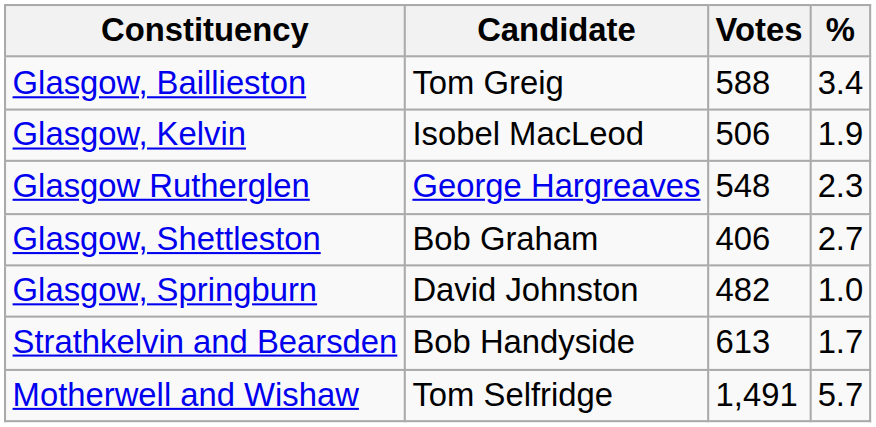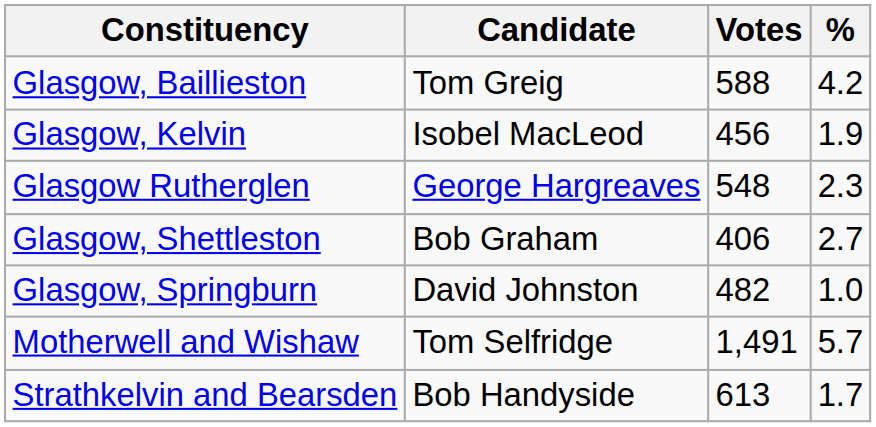(840, 82) 3.4 -> (840, 82) 4.2
(743, 134) 506 -> (743, 134) 456
rows swapped: (186, 394) <-> (205, 342)
